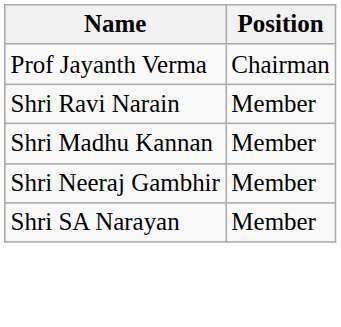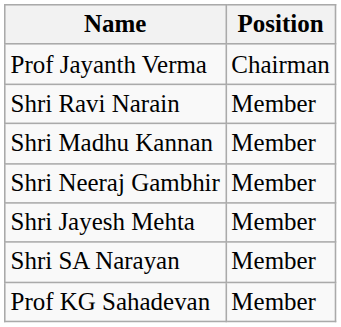+ row: (103, 222)
+ row: (110, 301)
